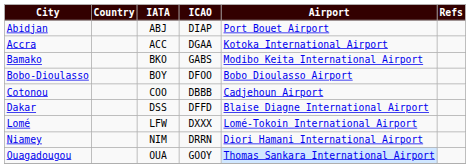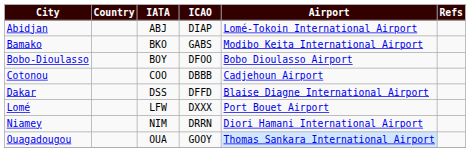(276, 28) Port Bouet Airport -> (320, 28) Lomé-Tokoin International Airport
- row: (21, 44)
(320, 124) Lomé-Tokoin International Airport -> (276, 108) Port Bouet Airport
